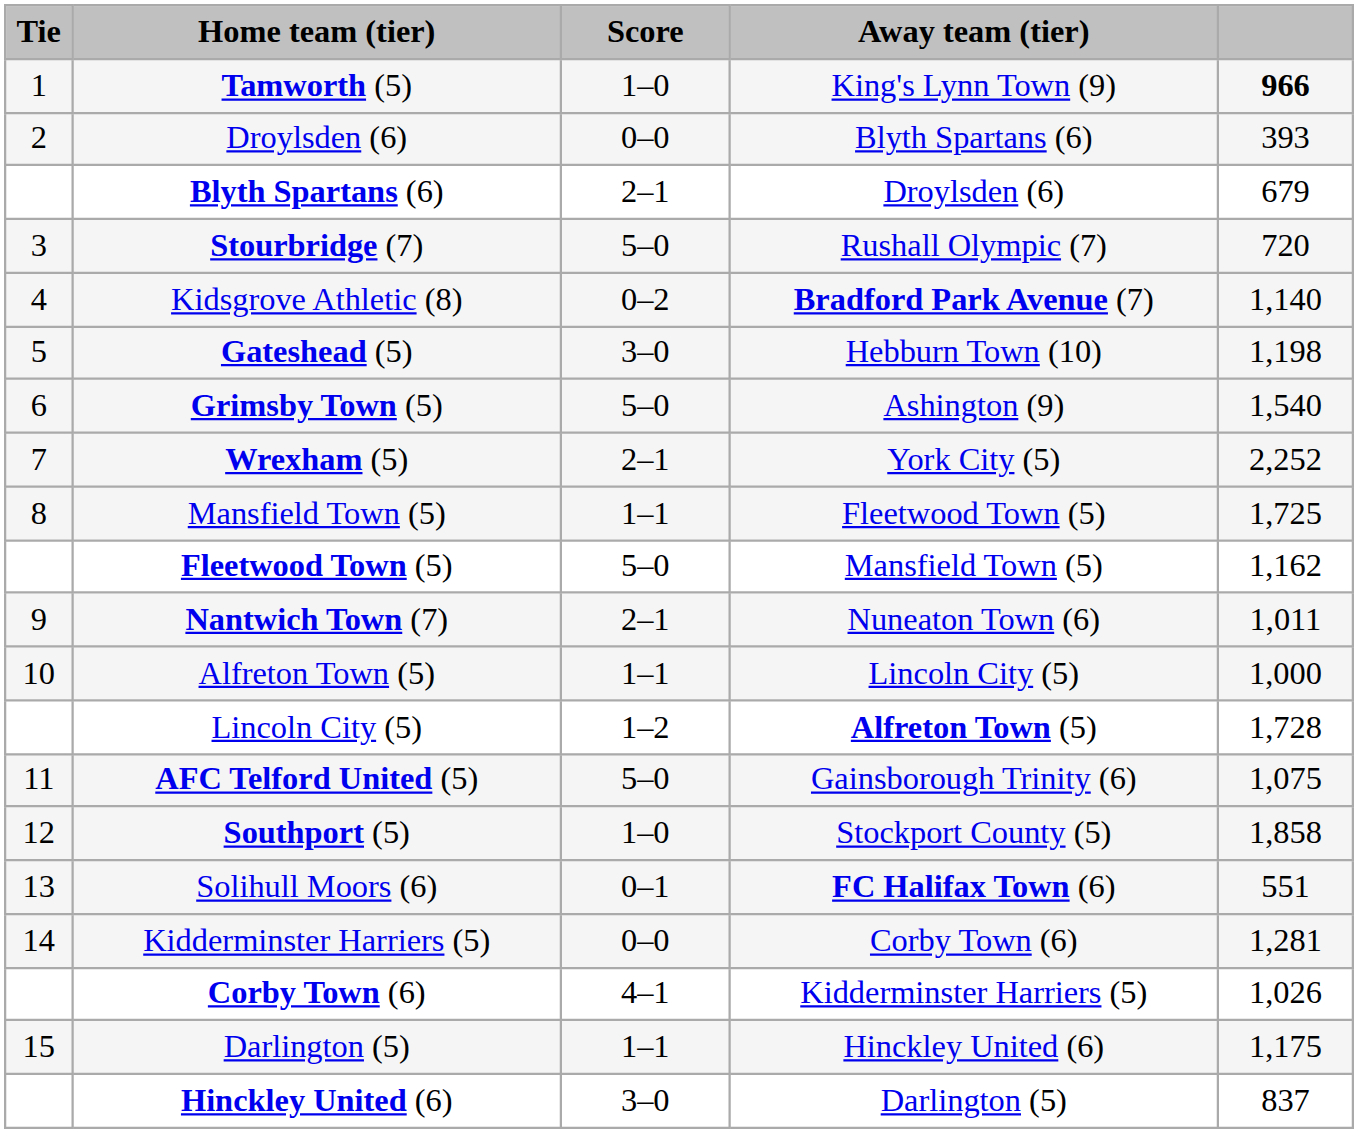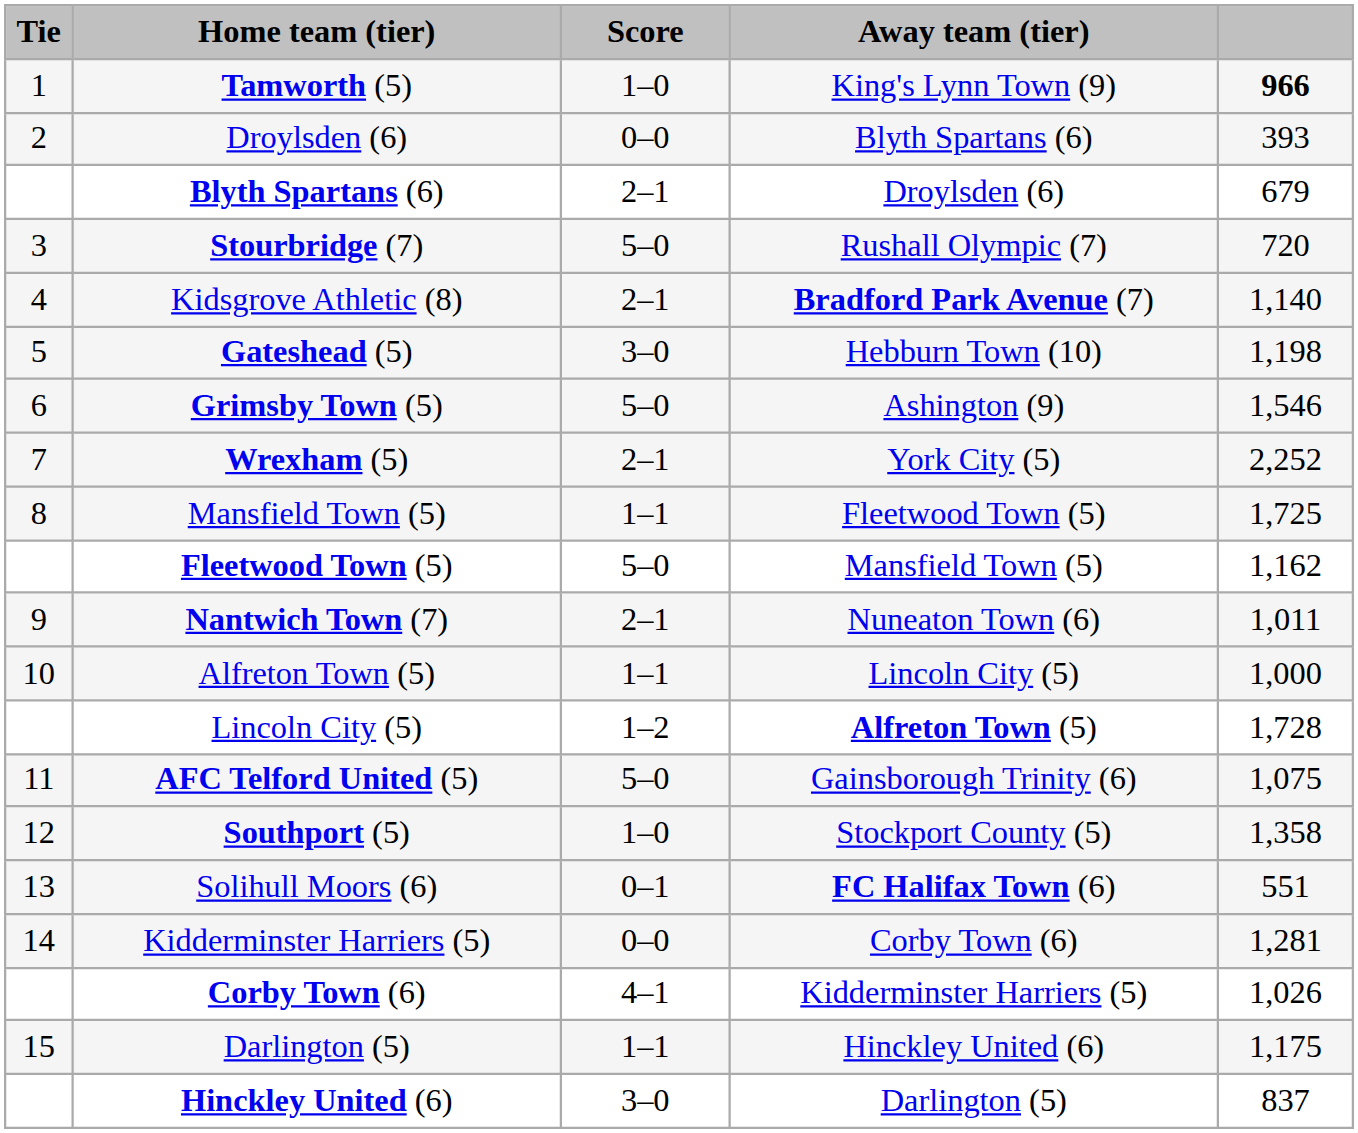(645, 298) 0–2 -> (645, 298) 2–1
(1285, 405) 1,540 -> (1285, 405) 1,546
(1285, 833) 1,858 -> (1285, 833) 1,358
